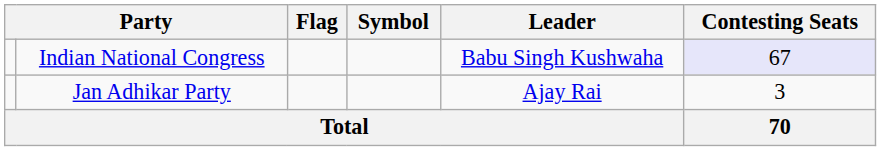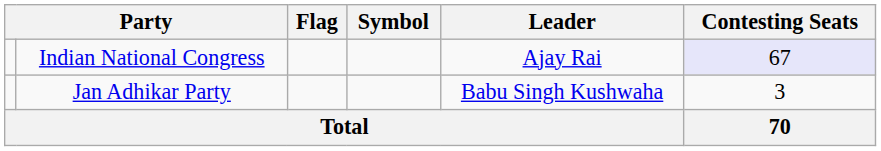(562, 57) Babu Singh Kushwaha -> (562, 57) Ajay Rai
(562, 92) Ajay Rai -> (562, 92) Babu Singh Kushwaha
